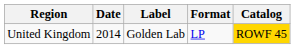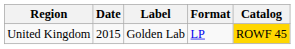(108, 33) 2014 -> (108, 33) 2015
